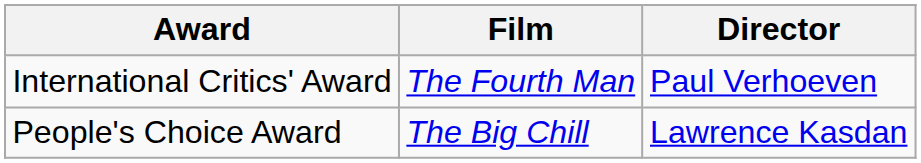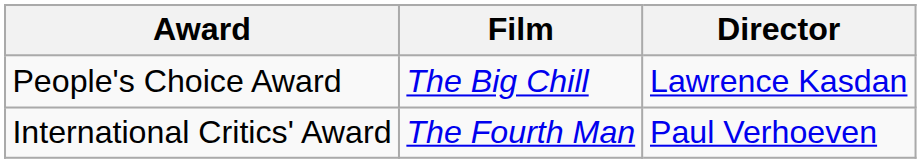rows swapped: (177, 132) <-> (202, 81)
